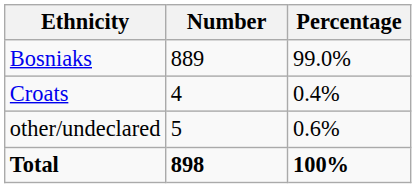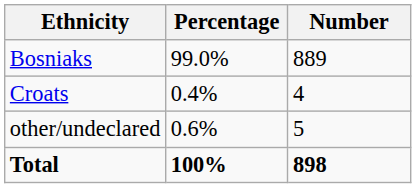columns swapped: (227, 22) <-> (349, 22)
